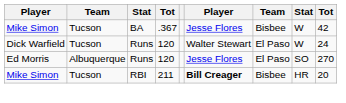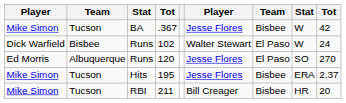(85, 43) Tucson -> (84, 43) Bisbee
(166, 43) 120 -> (166, 43) 102
+ row: (33, 75)
(214, 75) bold -> (212, 91) normal
